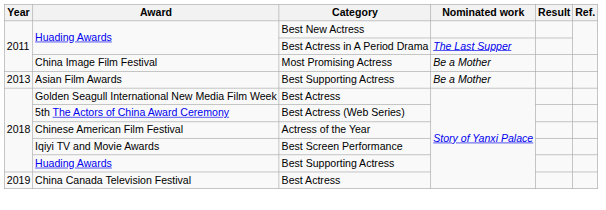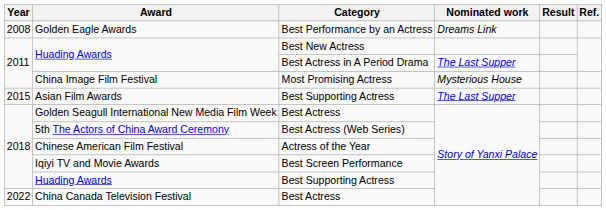+ row: (86, 29)
(462, 63) Be a Mother -> (480, 79) Mysterious House
(19, 79) 2013 -> (19, 96) 2015
(462, 79) Be a Mother -> (476, 96) The Last Supper
(19, 180) 2019 -> (19, 197) 2022
